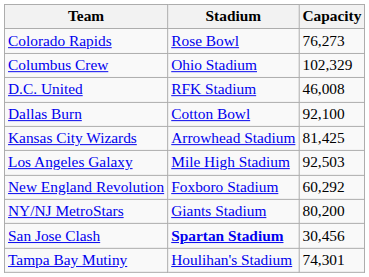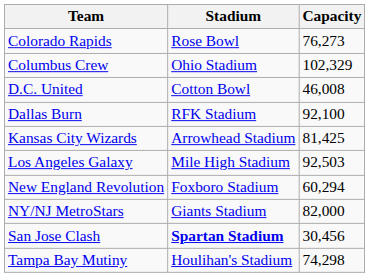(214, 89) RFK Stadium -> (211, 89) Cotton Bowl
(211, 114) Cotton Bowl -> (214, 114) RFK Stadium
(324, 187) 60,292 -> (324, 187) 60,294
(324, 211) 80,200 -> (324, 211) 82,000
(324, 260) 74,301 -> (324, 260) 74,298
